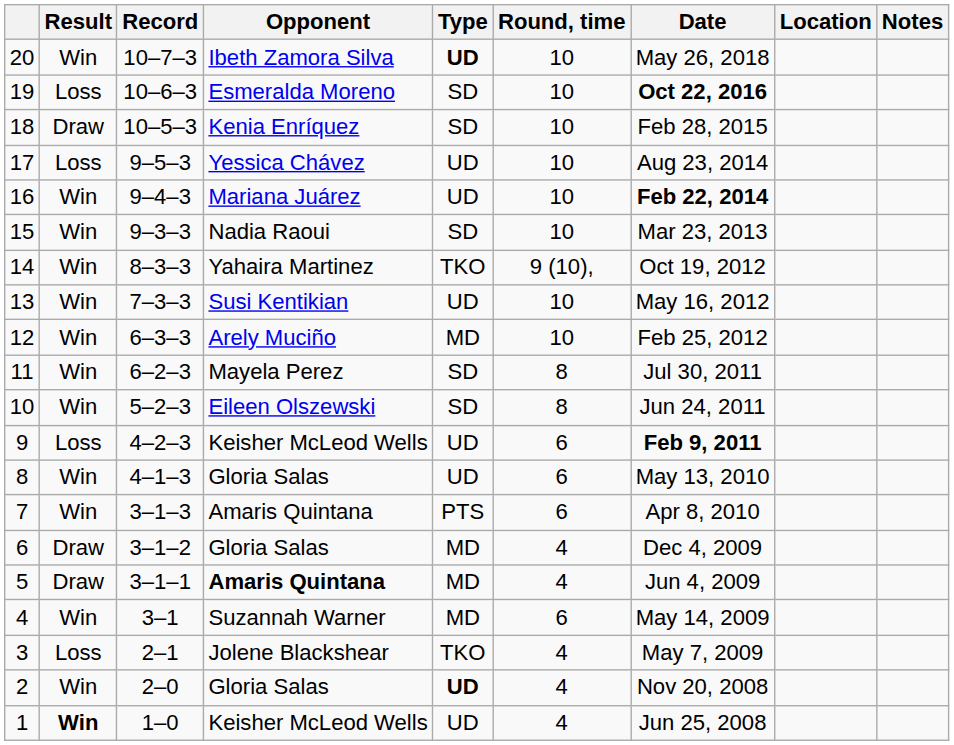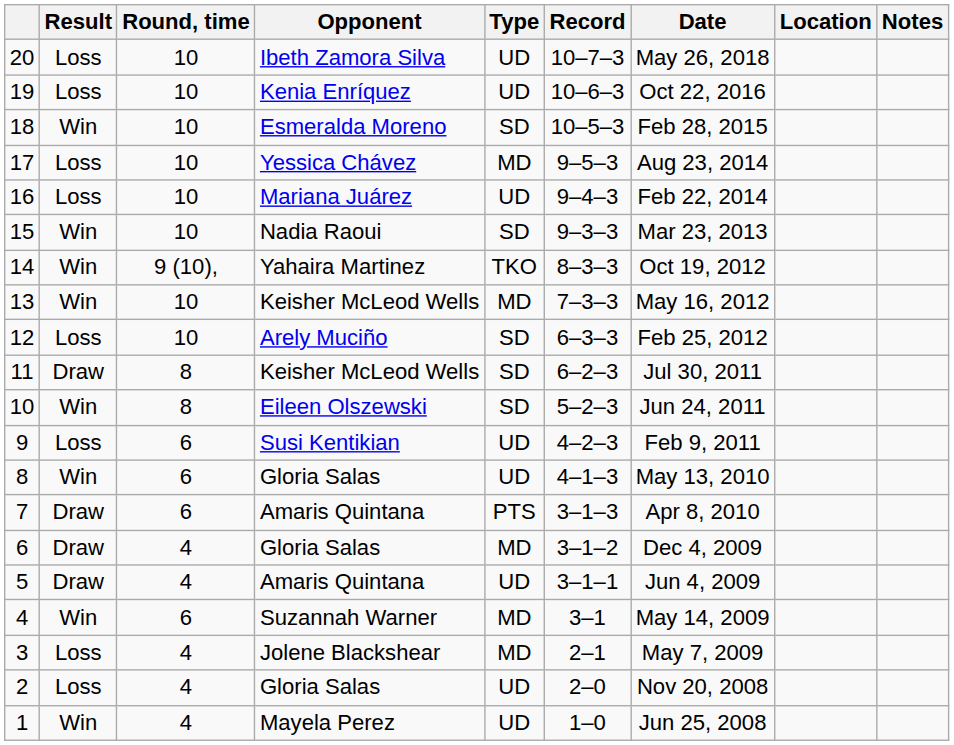columns swapped: (160, 22) <-> (562, 22)
(78, 57) Win -> (78, 57) Loss
(463, 57) bold -> (514, 57) normal
(302, 92) Esmeralda Moreno -> (335, 92) Kenia Enríquez
(463, 92) SD -> (514, 92) UD
(703, 92) bold -> (703, 92) normal
(78, 127) Draw -> (78, 127) Win
(284, 127) Kenia Enríquez -> (353, 127) Esmeralda Moreno
(463, 162) UD -> (514, 162) MD
(78, 197) Win -> (78, 197) Loss
(703, 197) bold -> (703, 197) normal
(278, 302) Susi Kentikian -> (370, 302) Keisher McLeod Wells
(463, 302) UD -> (514, 302) MD
(78, 337) Win -> (78, 337) Loss
(463, 337) MD -> (514, 337) SD
(78, 372) Win -> (78, 372) Draw
(276, 372) Mayela Perez -> (370, 372) Keisher McLeod Wells
(318, 442) Keisher McLeod Wells -> (330, 442) Susi Kentikian
(703, 442) bold -> (703, 442) normal
(78, 512) Win -> (78, 512) Draw
(297, 582) bold -> (342, 582) normal
(463, 582) MD -> (514, 582) UD
(463, 652) TKO -> (514, 652) MD
(78, 687) Win -> (78, 687) Loss
(463, 687) bold -> (514, 687) normal
(78, 722) bold -> (78, 722) normal
(318, 722) Keisher McLeod Wells -> (327, 722) Mayela Perez
